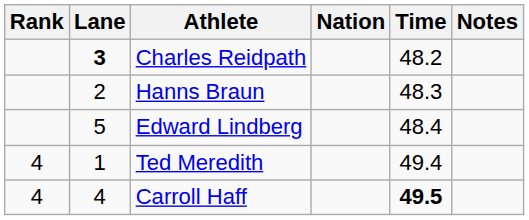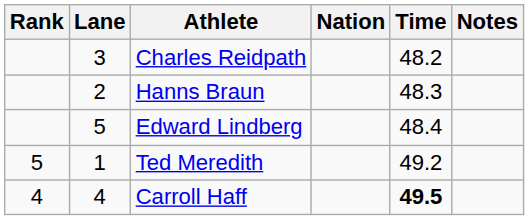(100, 57) bold -> (100, 57) normal
(37, 162) 4 -> (37, 162) 5
(421, 162) 49.4 -> (421, 162) 49.2
